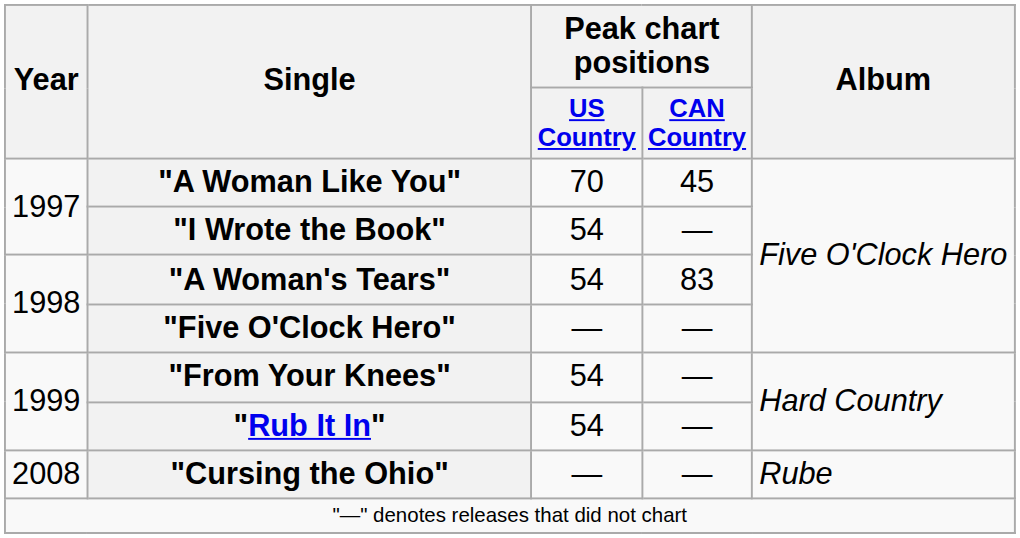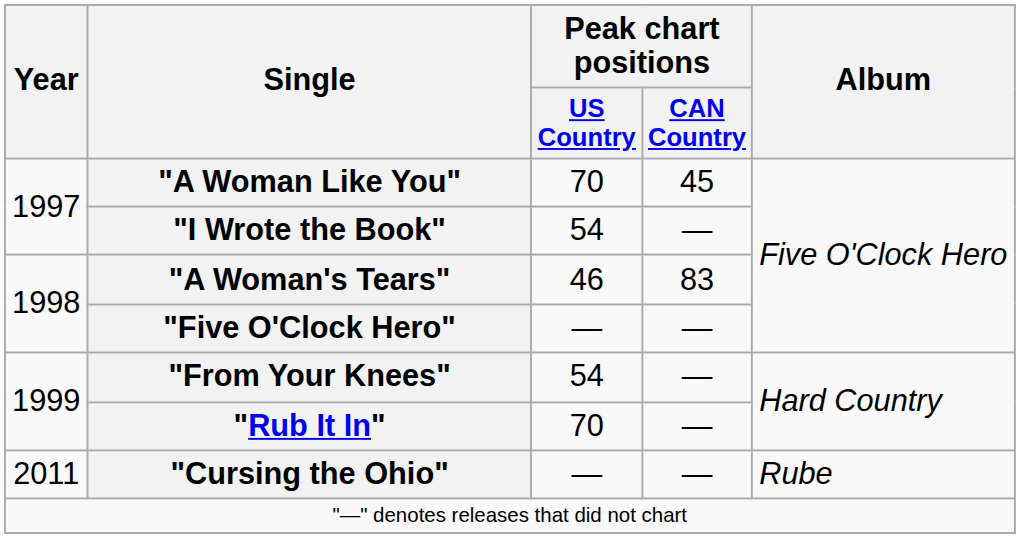(587, 279) 54 -> (587, 279) 46
(587, 425) 54 -> (587, 425) 70
(46, 474) 2008 -> (46, 474) 2011
